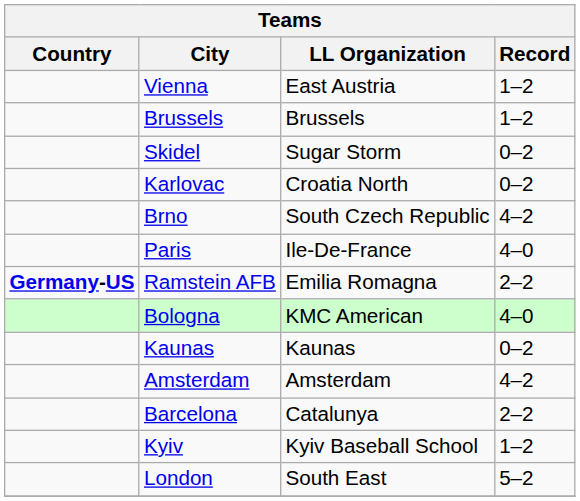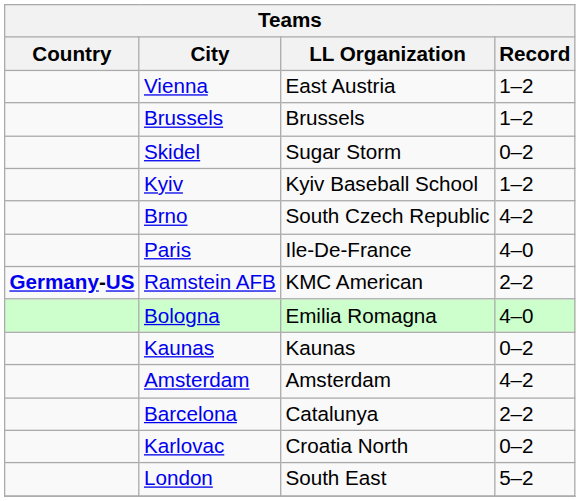rows swapped: (184, 184) <-> (163, 446)
(361, 282) Emilia Romagna -> (354, 282) KMC American
(354, 315) KMC American -> (361, 315) Emilia Romagna
